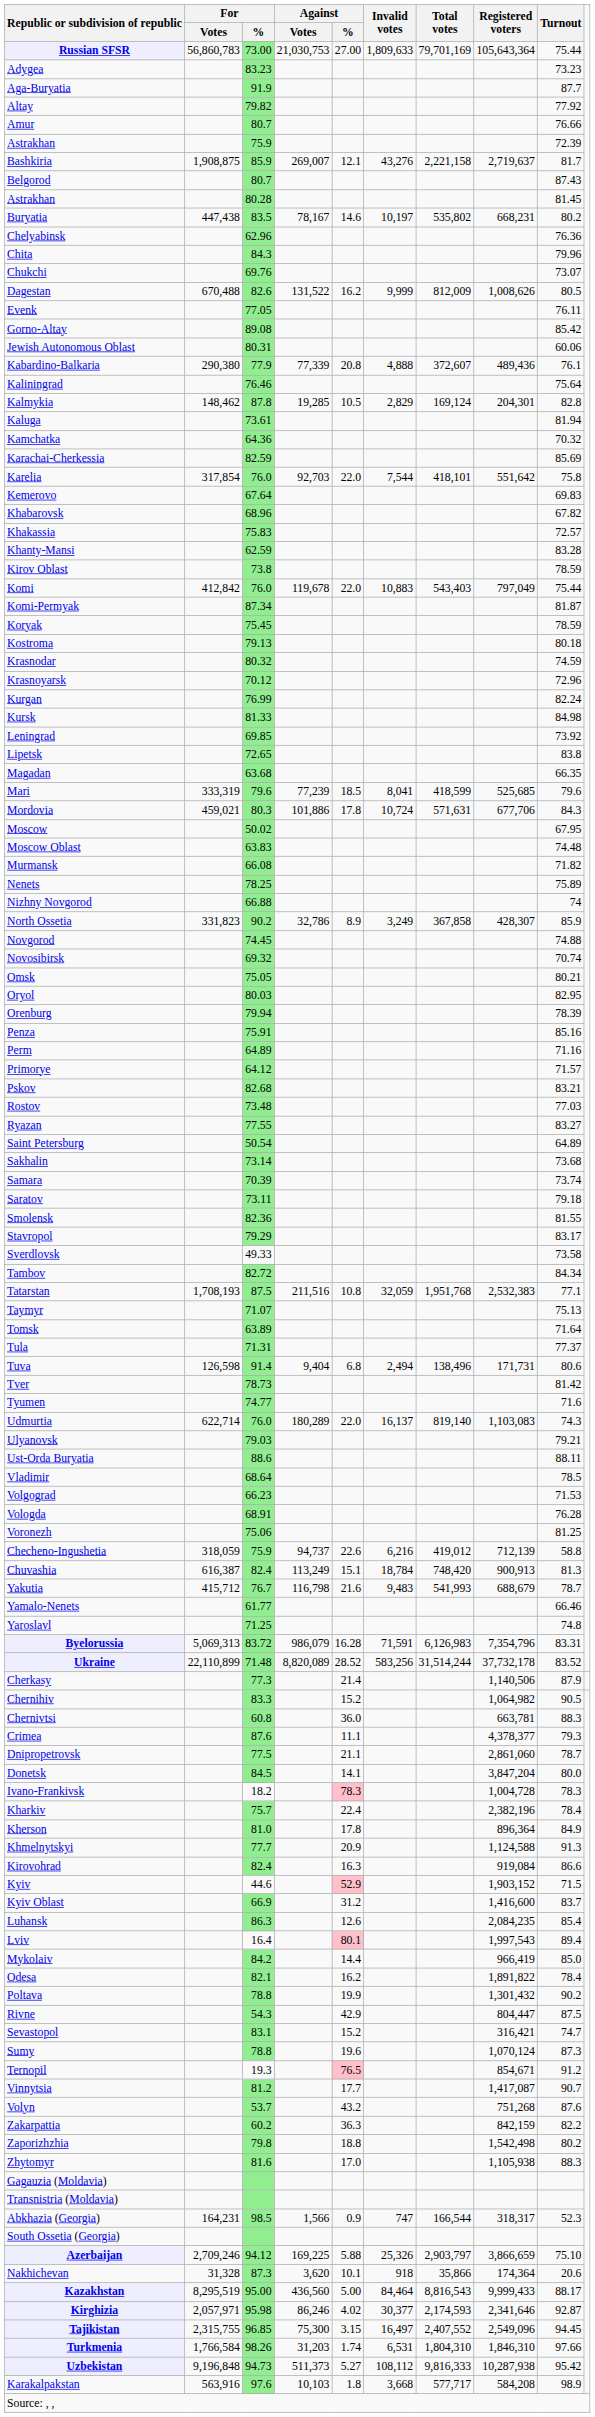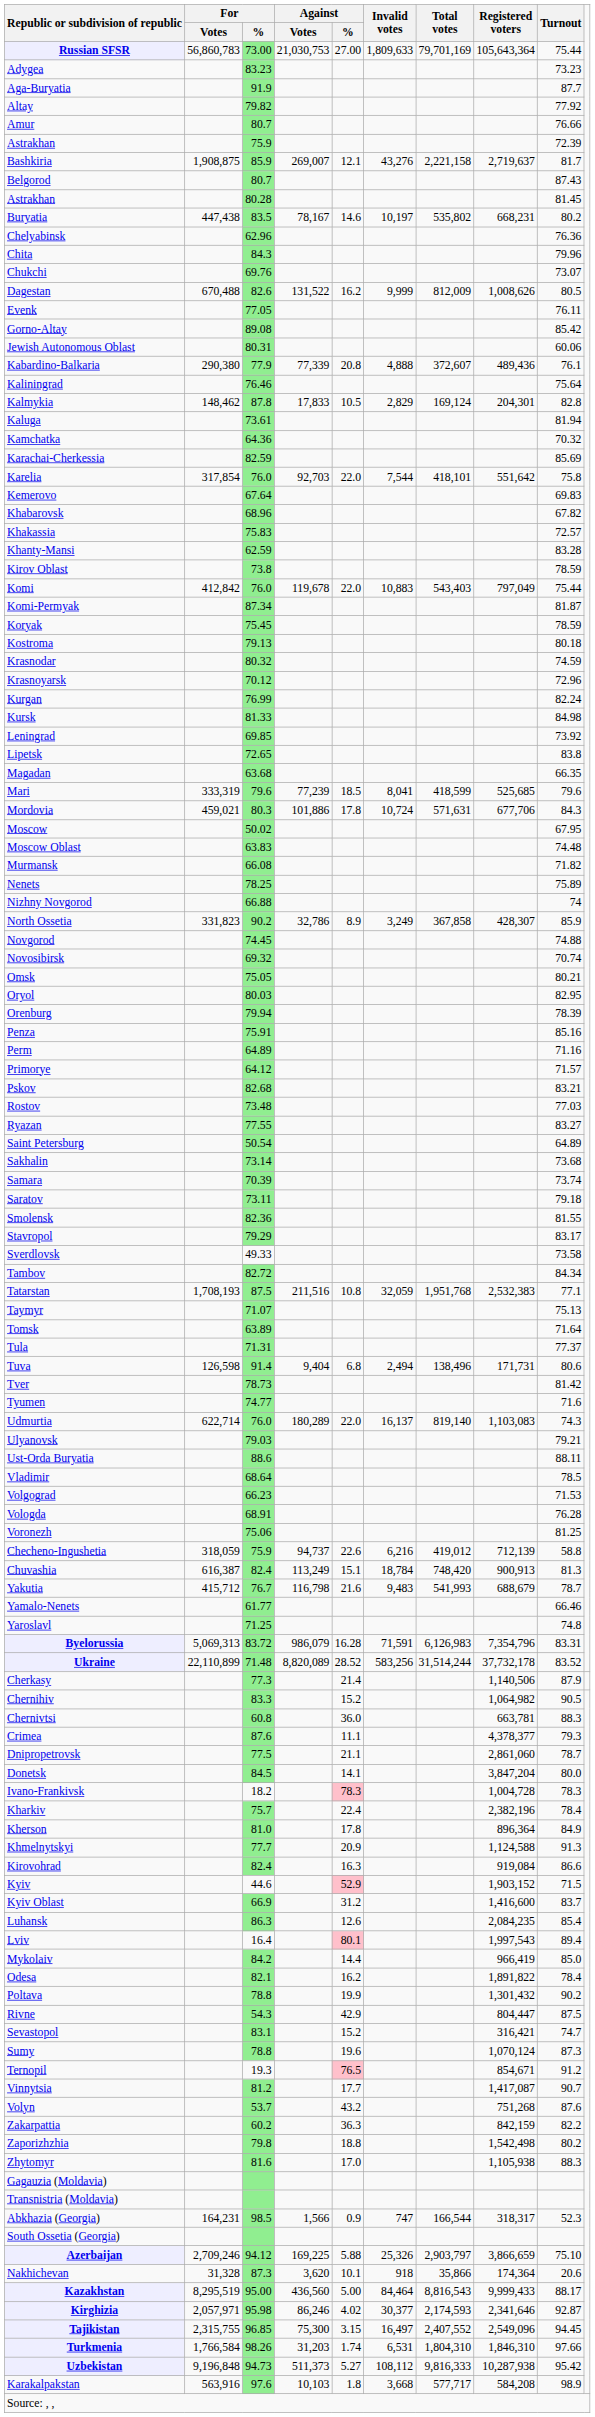(313, 402) 19,285 -> (313, 402) 17,833
